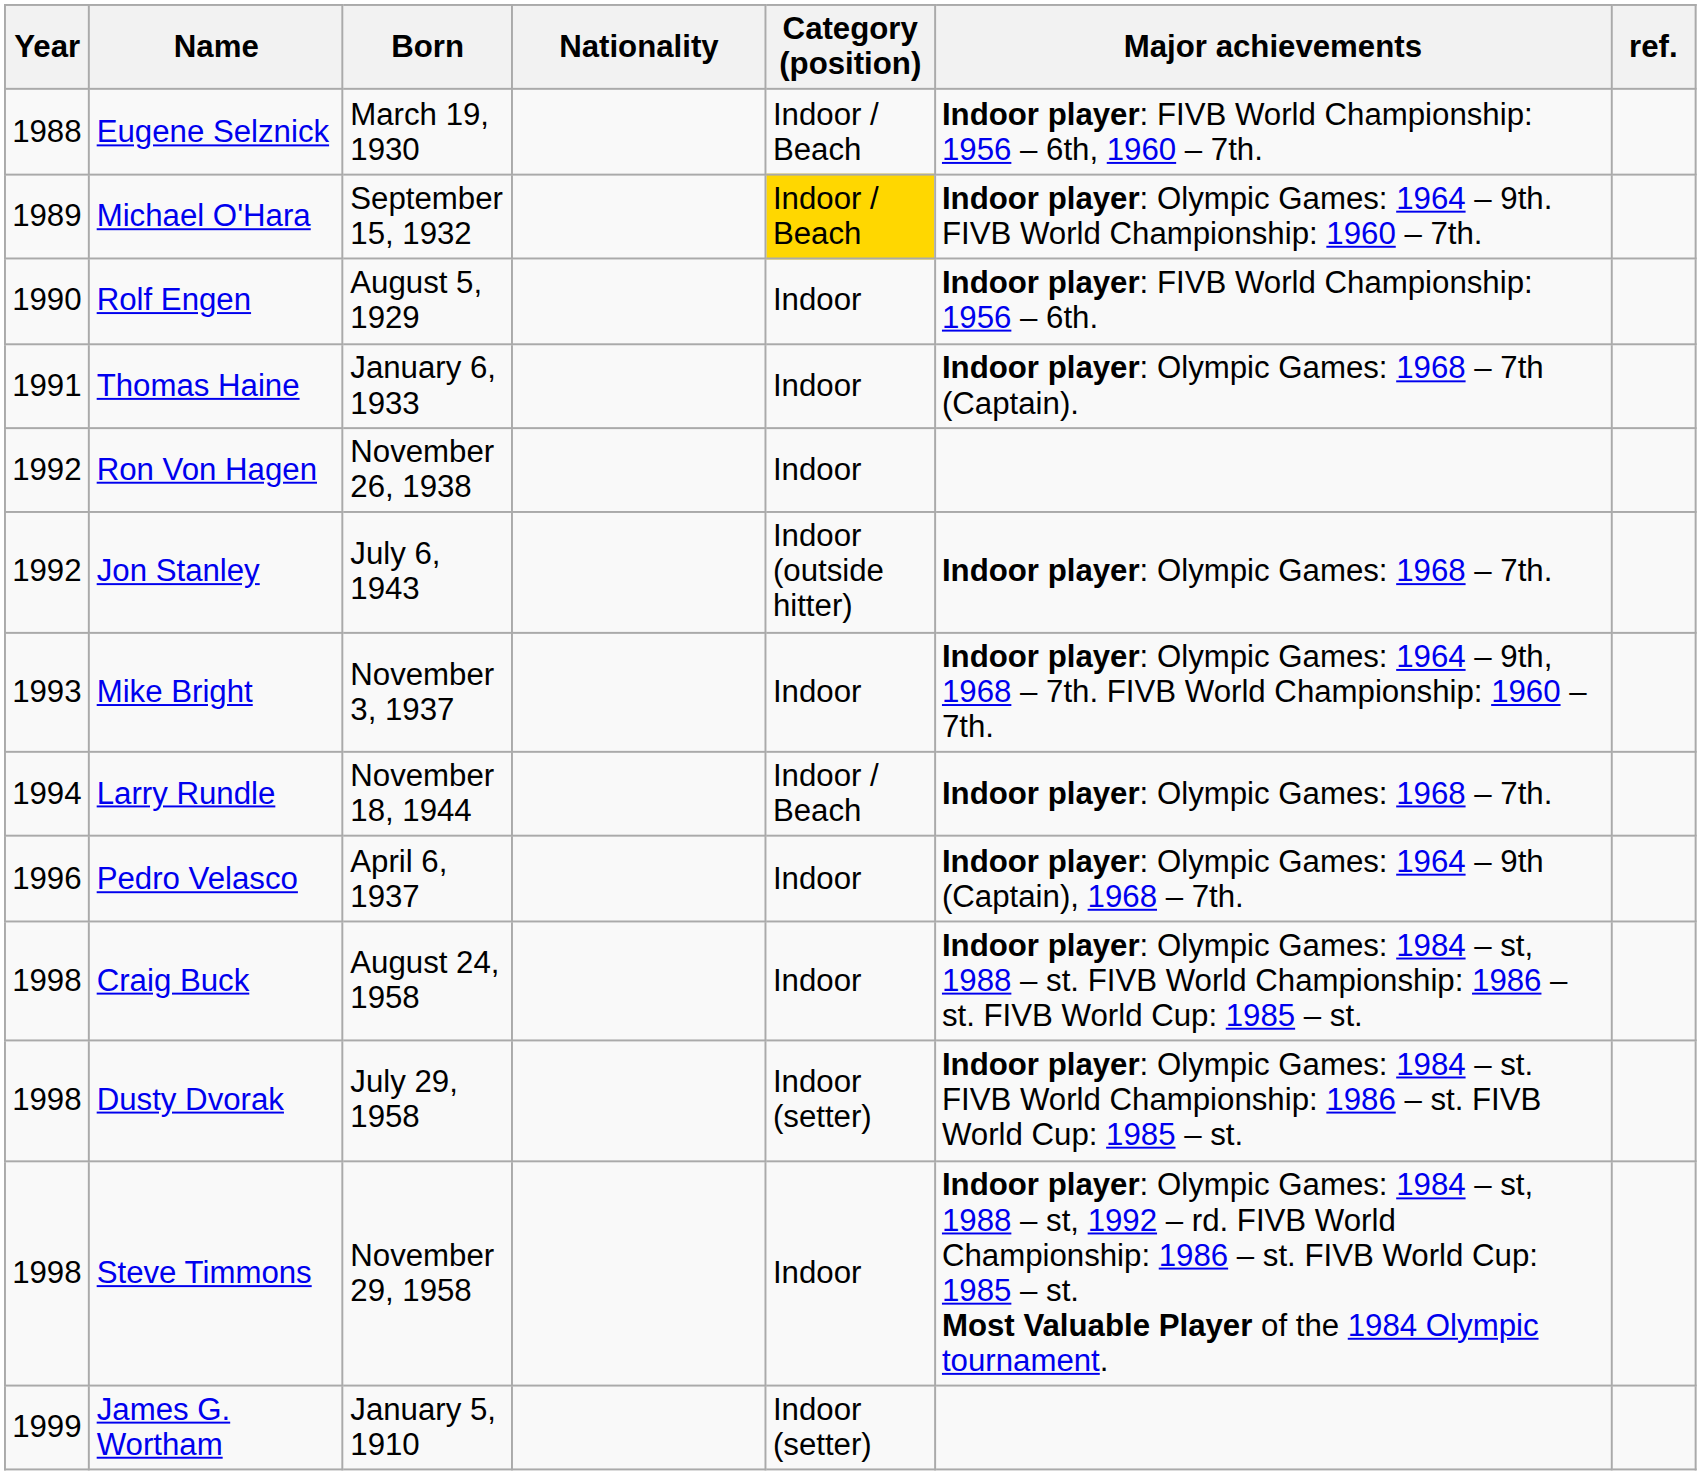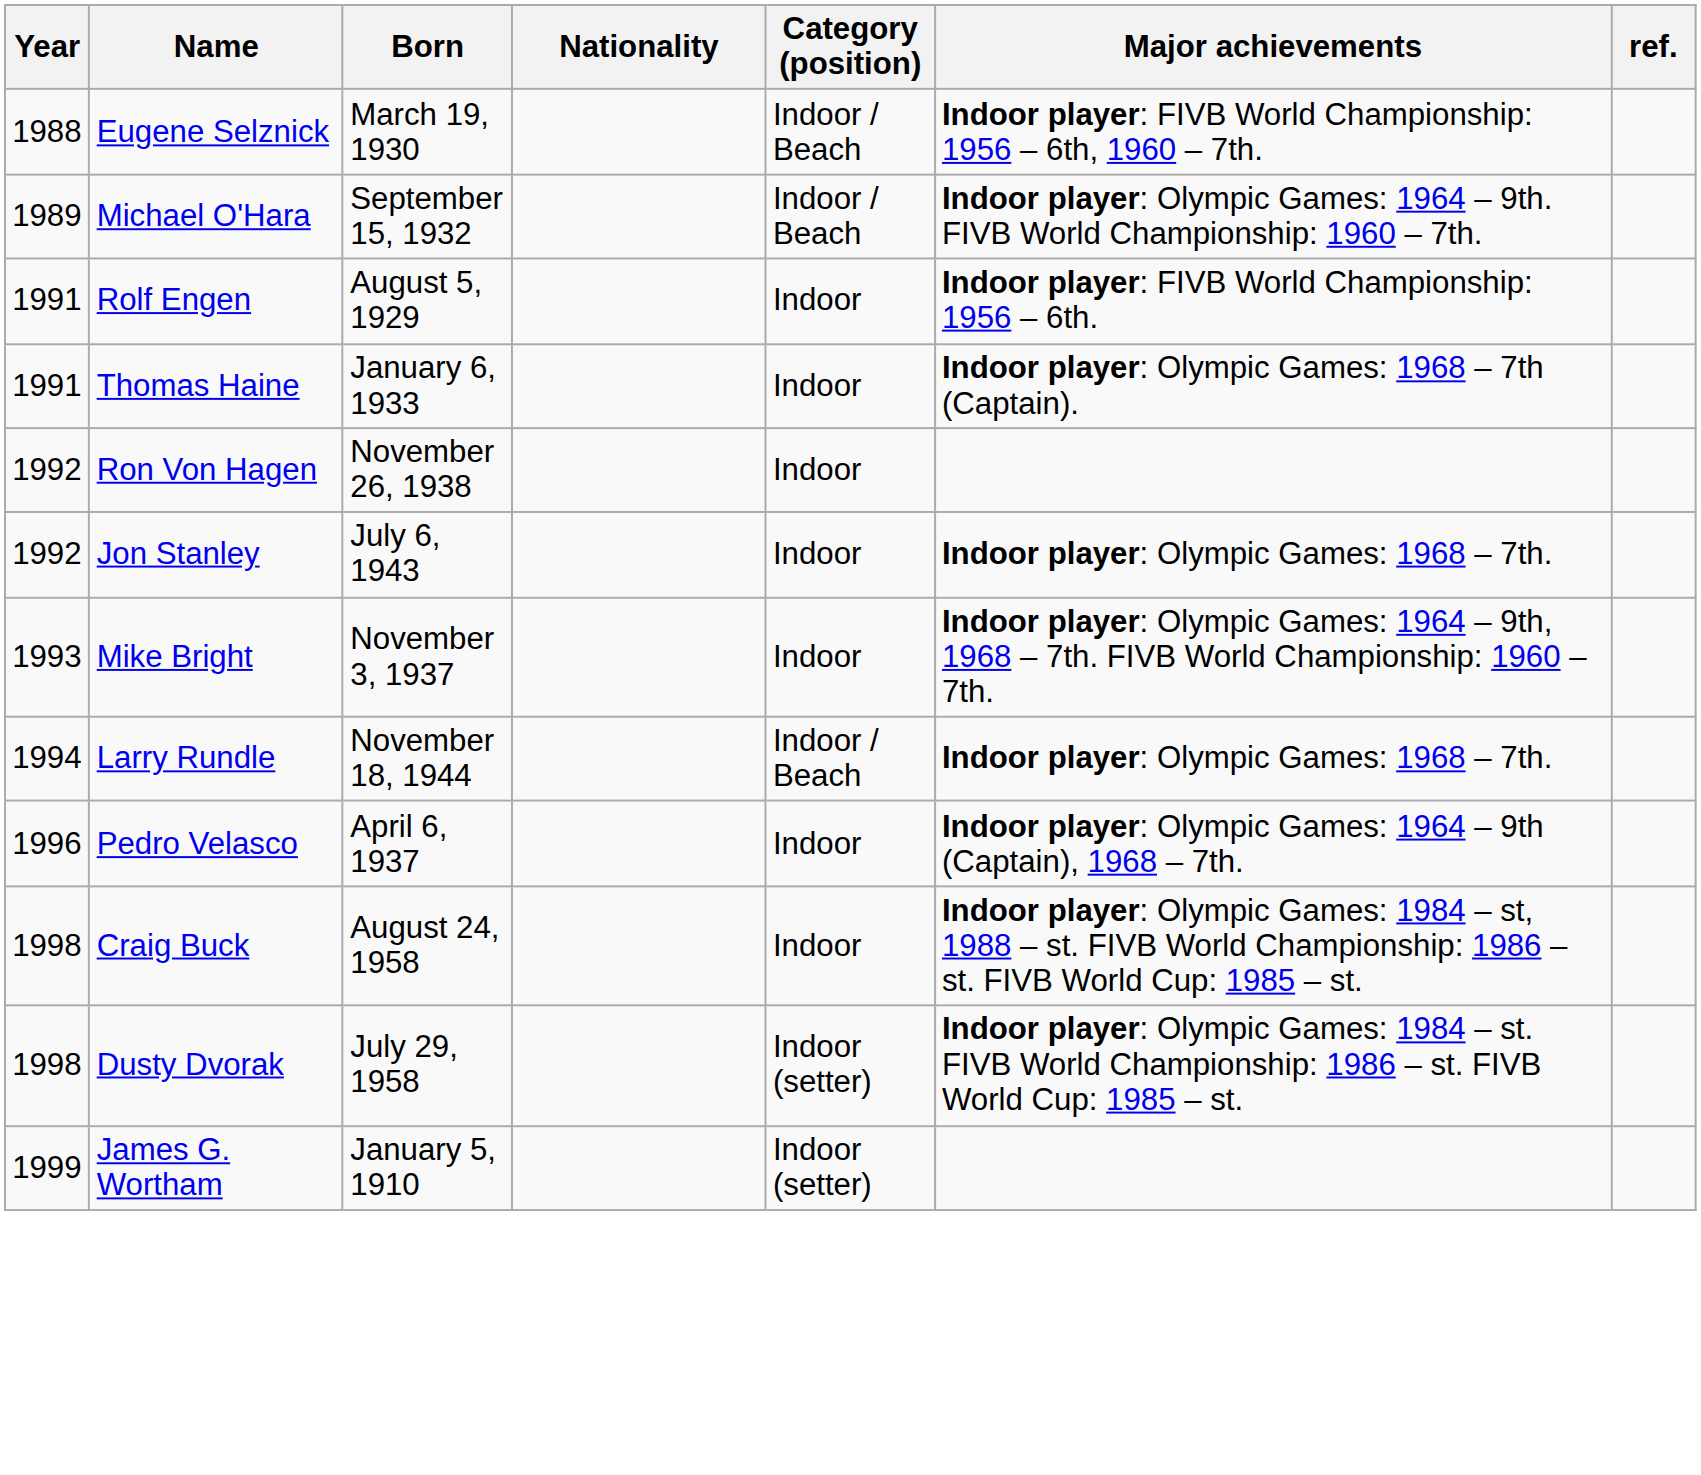(826, 215) gold background -> (826, 215) no background
(47, 300) 1990 -> (47, 300) 1991
(828, 571) Indoor (outside hitter) -> (817, 554) Indoor
- row: (204, 1272)
